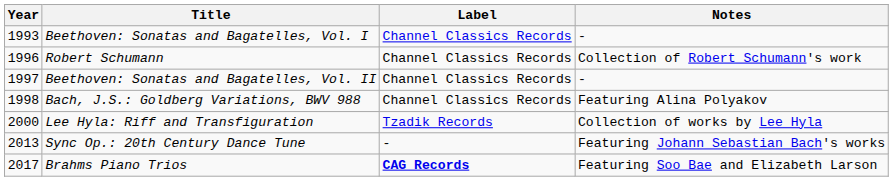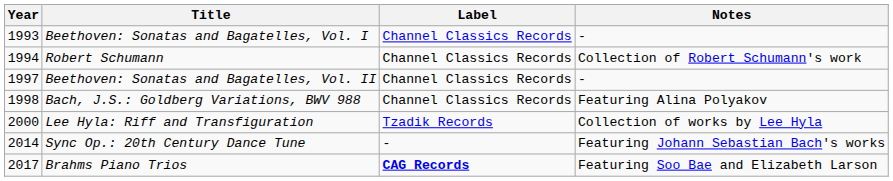(23, 58) 1996 -> (23, 58) 1994
(23, 144) 2013 -> (23, 144) 2014
